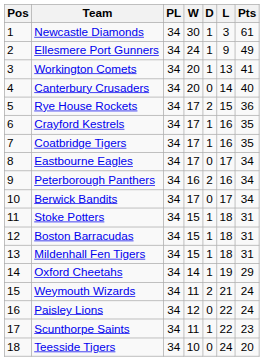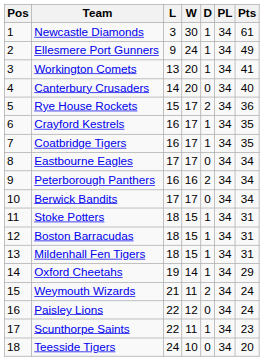columns swapped: (174, 13) <-> (226, 13)
